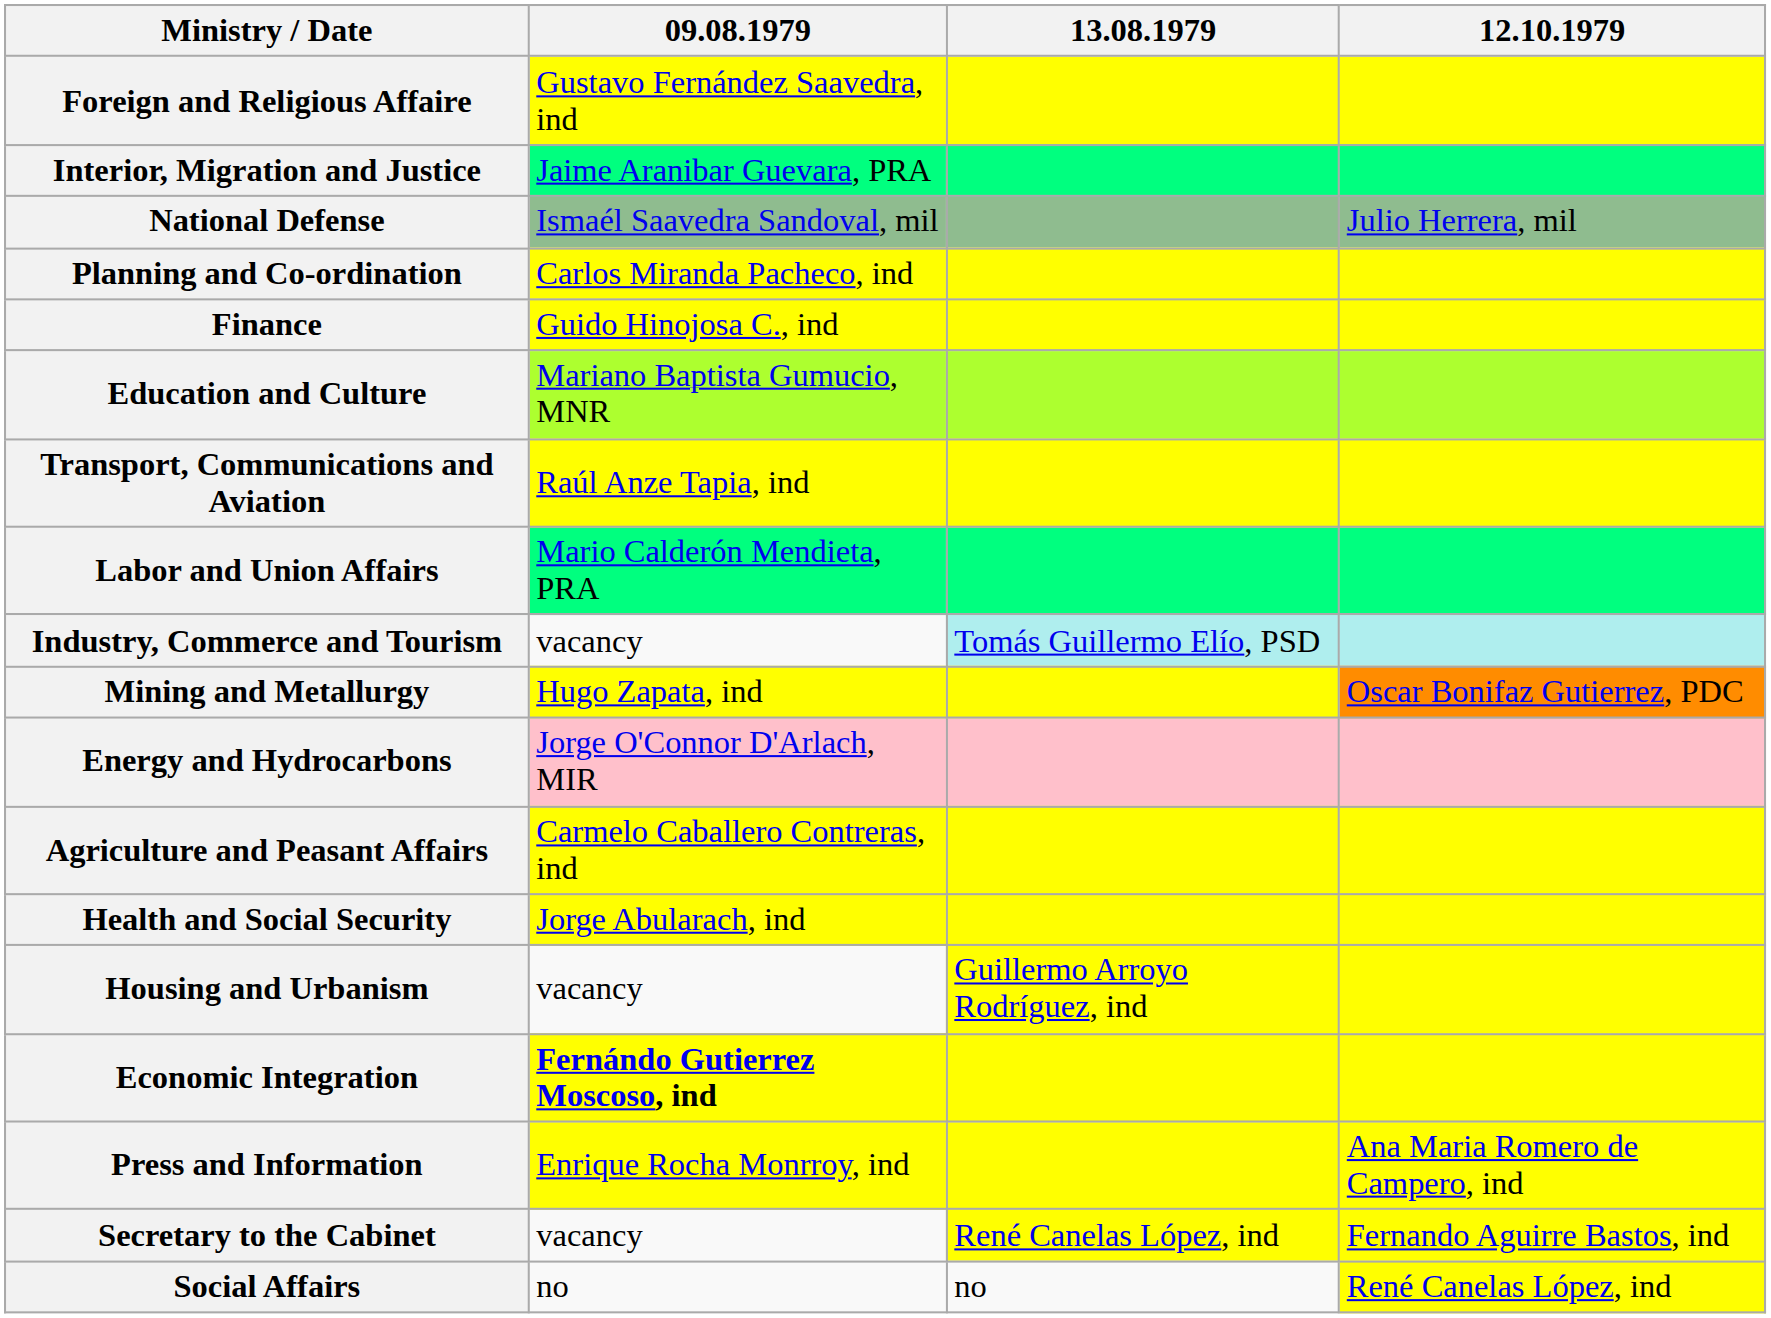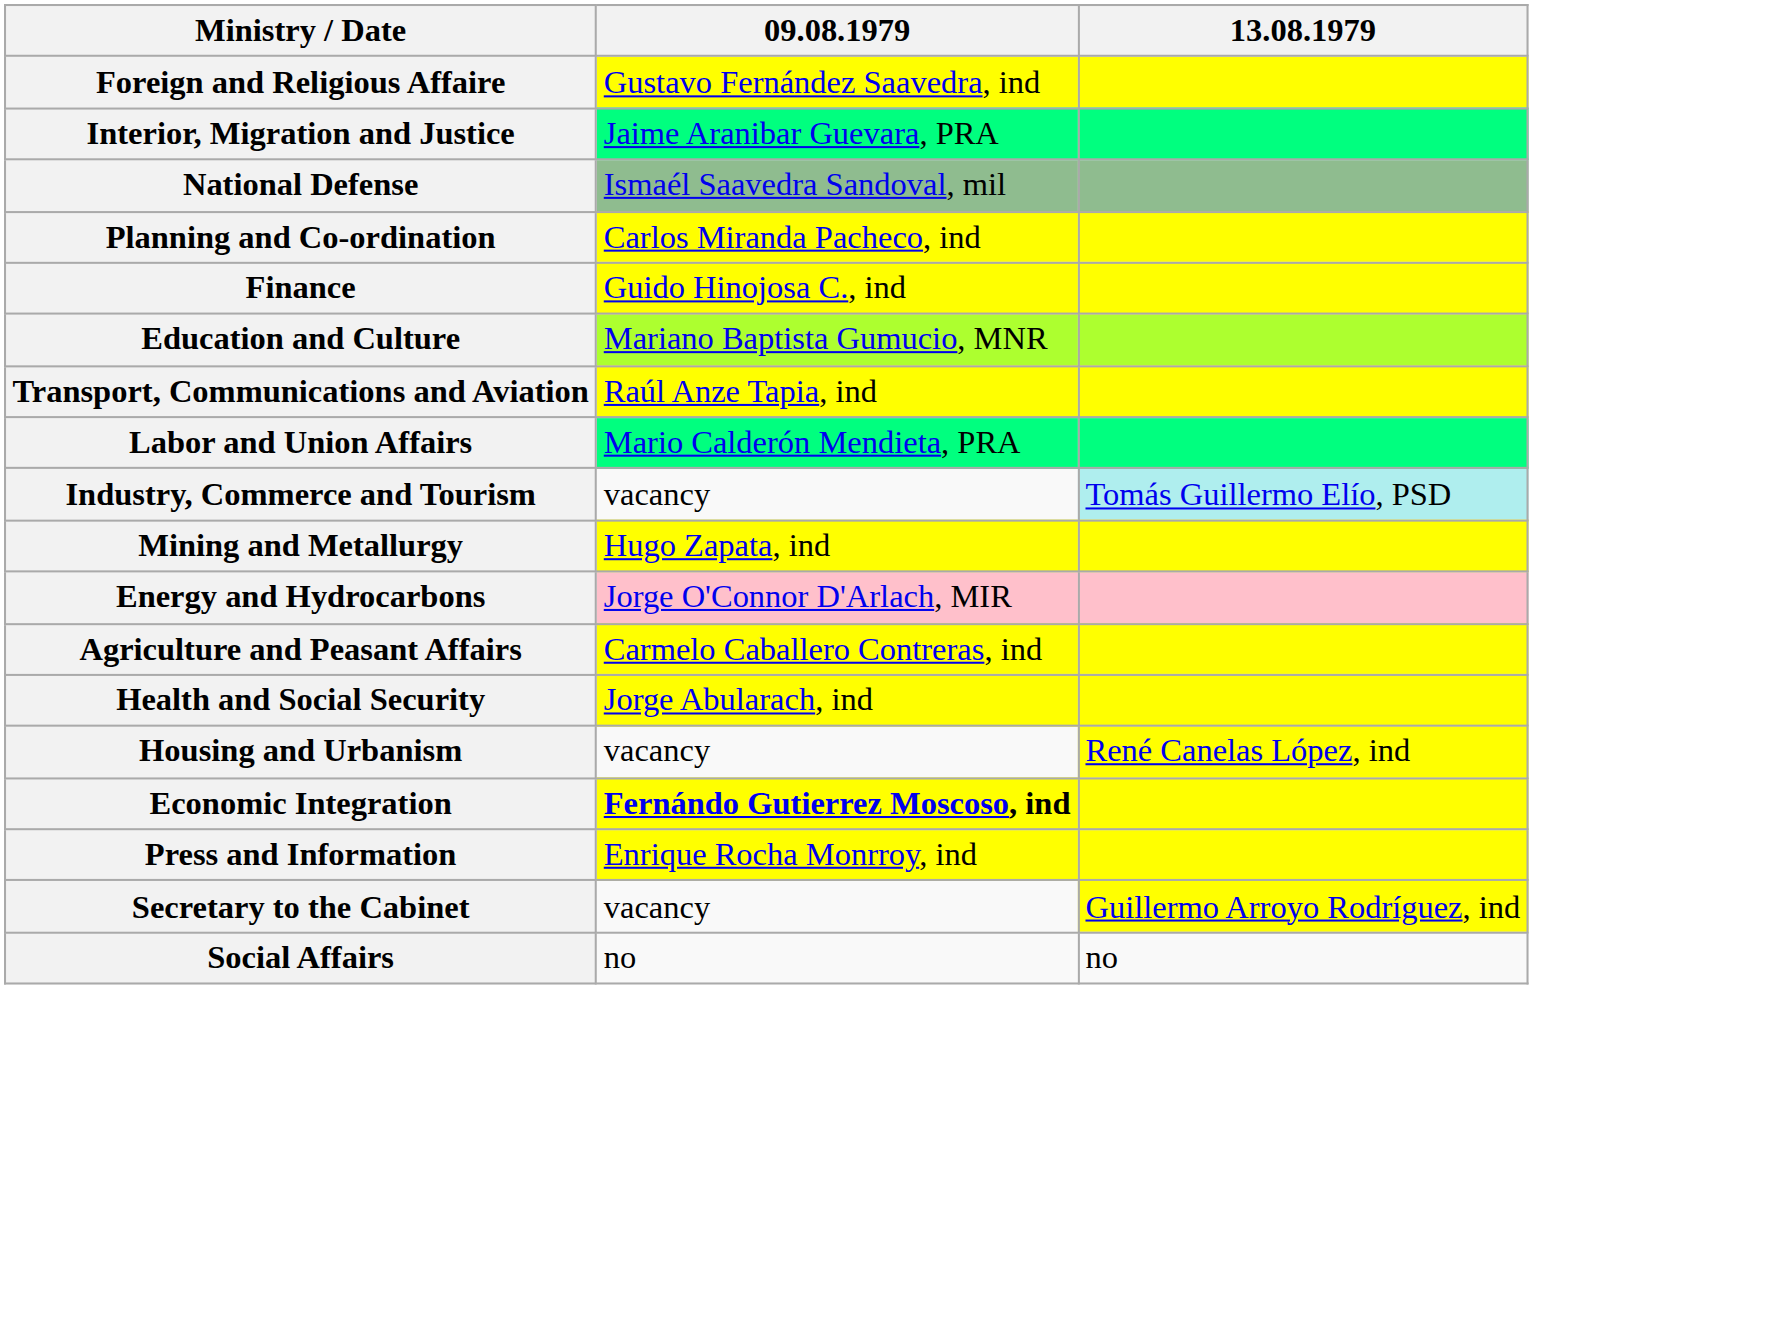- column: (1552, 30)
(1071, 988) Guillermo Arroyo Rodríguez, ind -> (1248, 751) René Canelas López, ind
(1117, 1234) René Canelas López, ind -> (1303, 905) Guillermo Arroyo Rodríguez, ind
